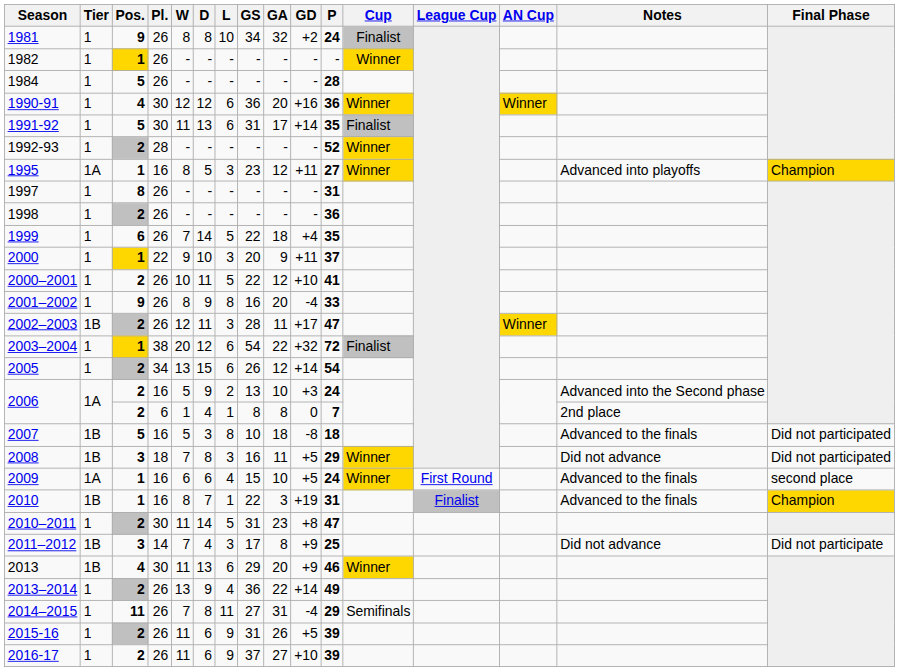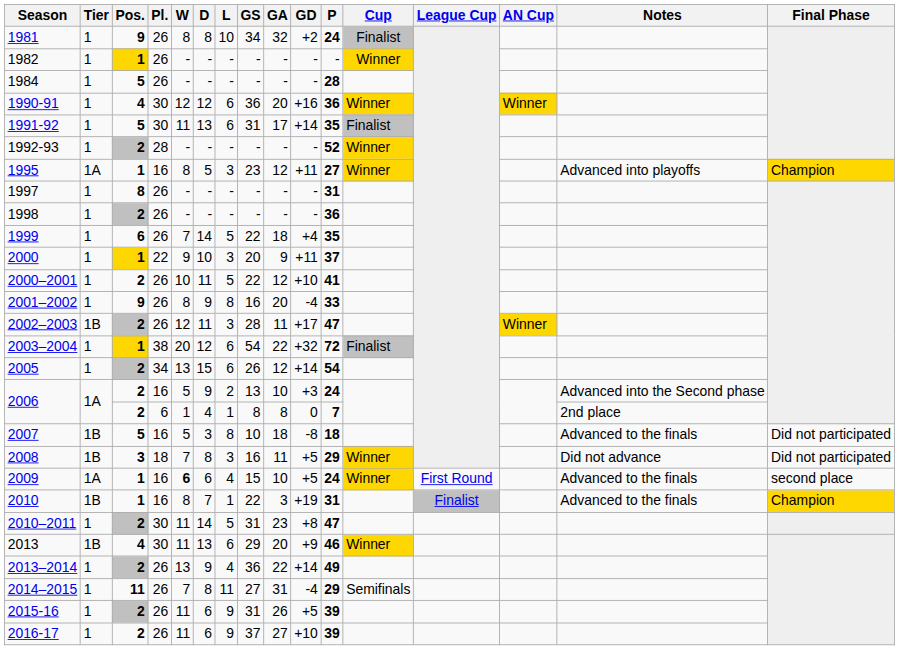(186, 479) normal -> (186, 479) bold
- row: (42, 545)
